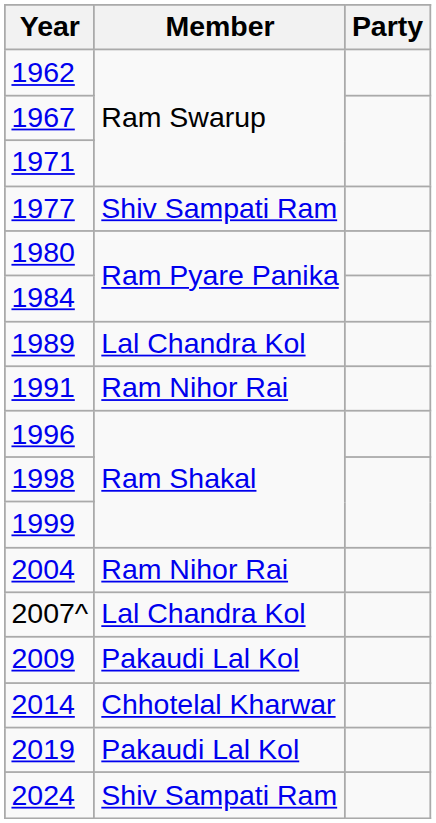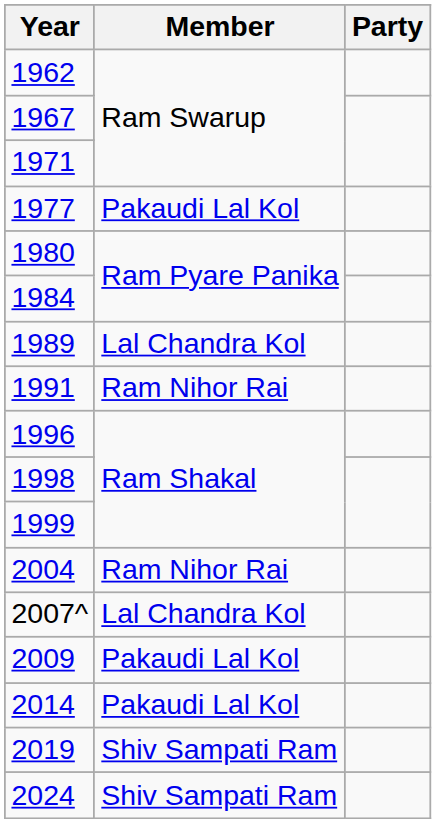(219, 207) Shiv Sampati Ram -> (200, 207) Pakaudi Lal Kol
(218, 704) Chhotelal Kharwar -> (200, 704) Pakaudi Lal Kol
(200, 749) Pakaudi Lal Kol -> (219, 749) Shiv Sampati Ram
